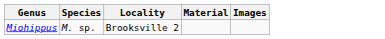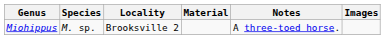+ column: (286, 12)
